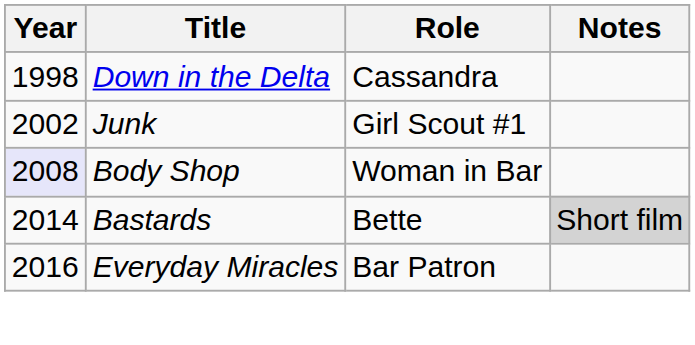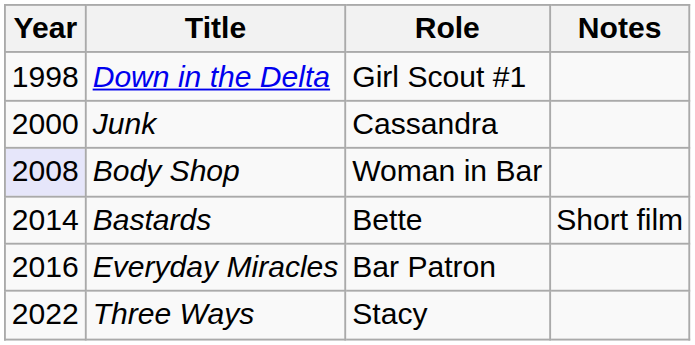(425, 76) Cassandra -> (439, 76) Girl Scout #1
(45, 123) 2002 -> (45, 123) 2000
(439, 123) Girl Scout #1 -> (425, 123) Cassandra
(620, 219) lightgrey background -> (620, 219) no background
+ row: (173, 314)
